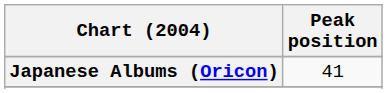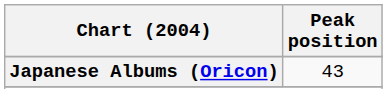(333, 72) 41 -> (333, 72) 43
